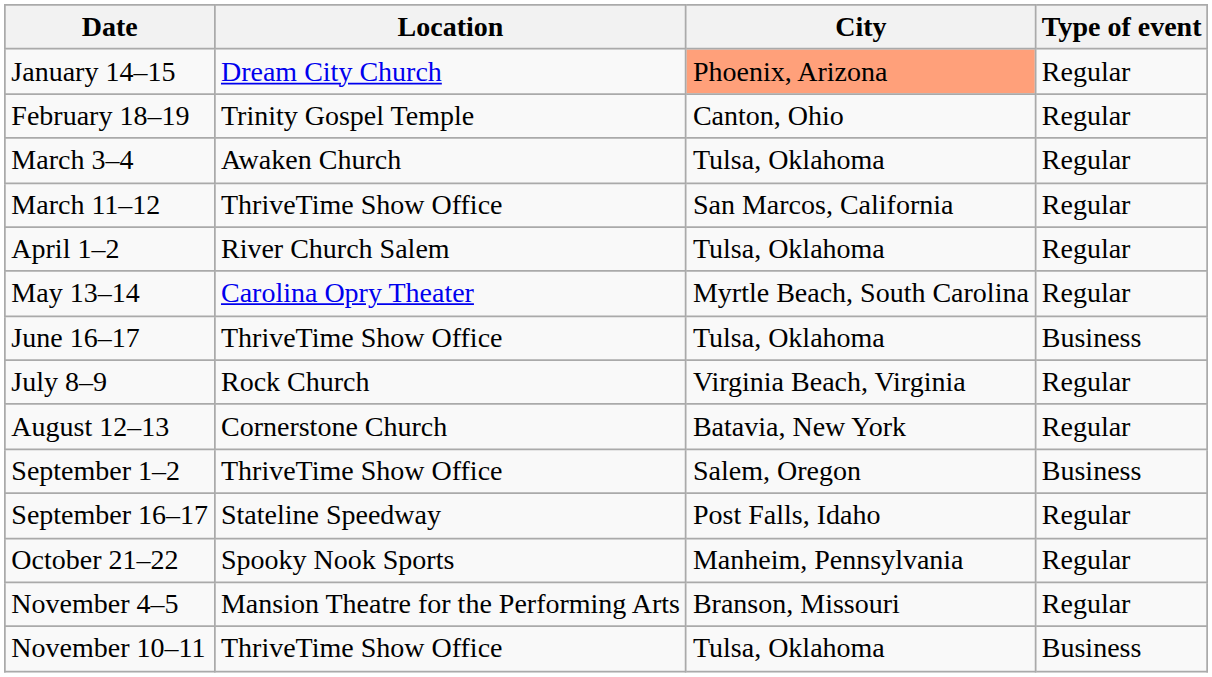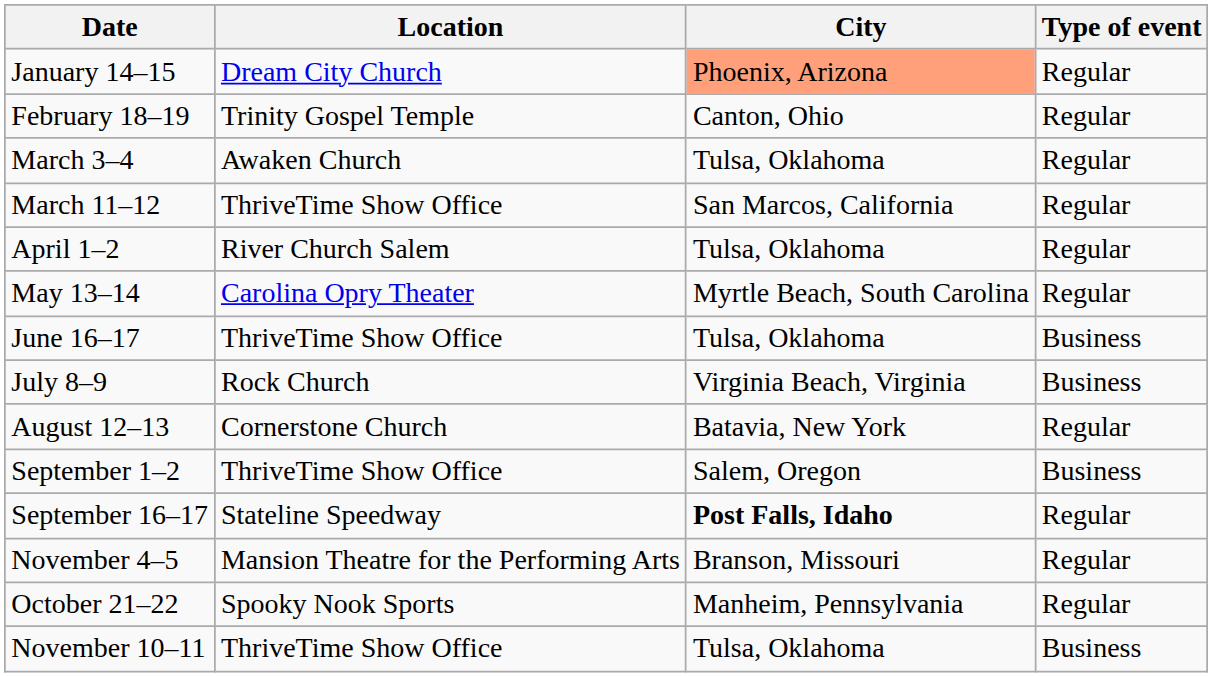(1086, 381) Regular -> (1092, 381) Business
(787, 515) normal -> (793, 515) bold
rows swapped: (95, 559) <-> (95, 603)
